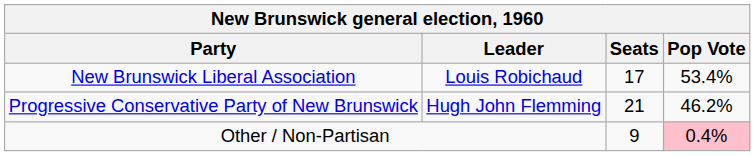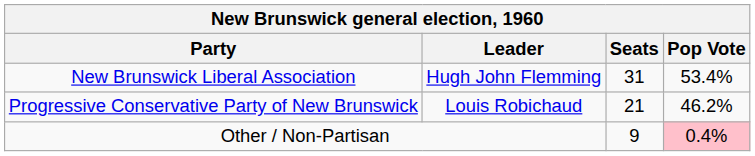(514, 77) Louis Robichaud -> (514, 77) Hugh John Flemming
(634, 77) 17 -> (634, 77) 31
(514, 106) Hugh John Flemming -> (514, 106) Louis Robichaud
